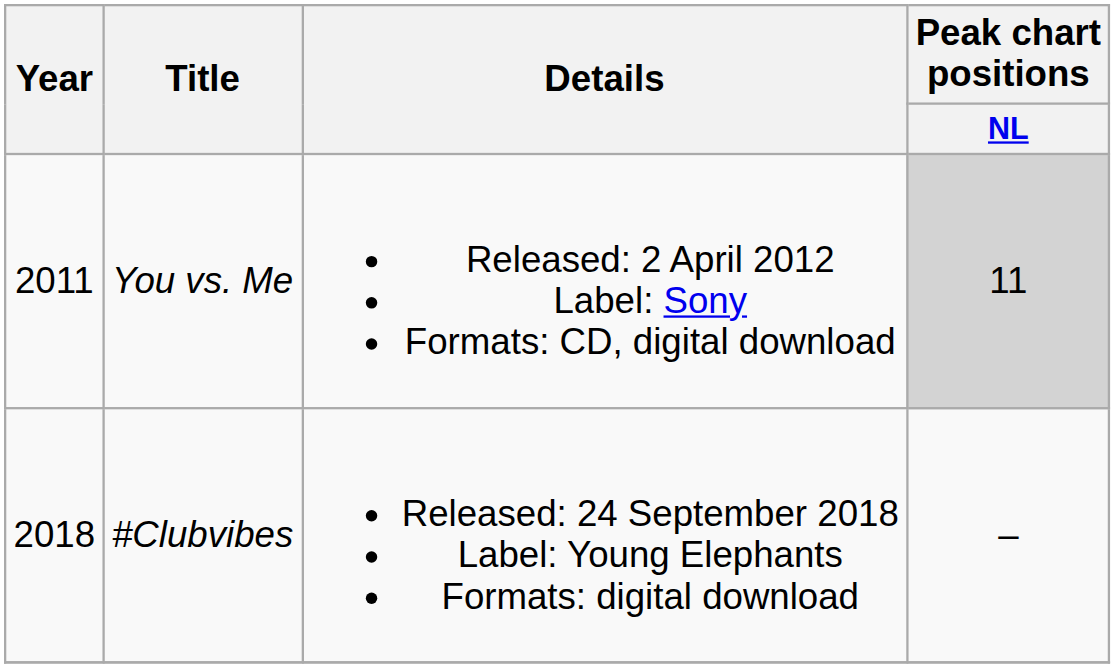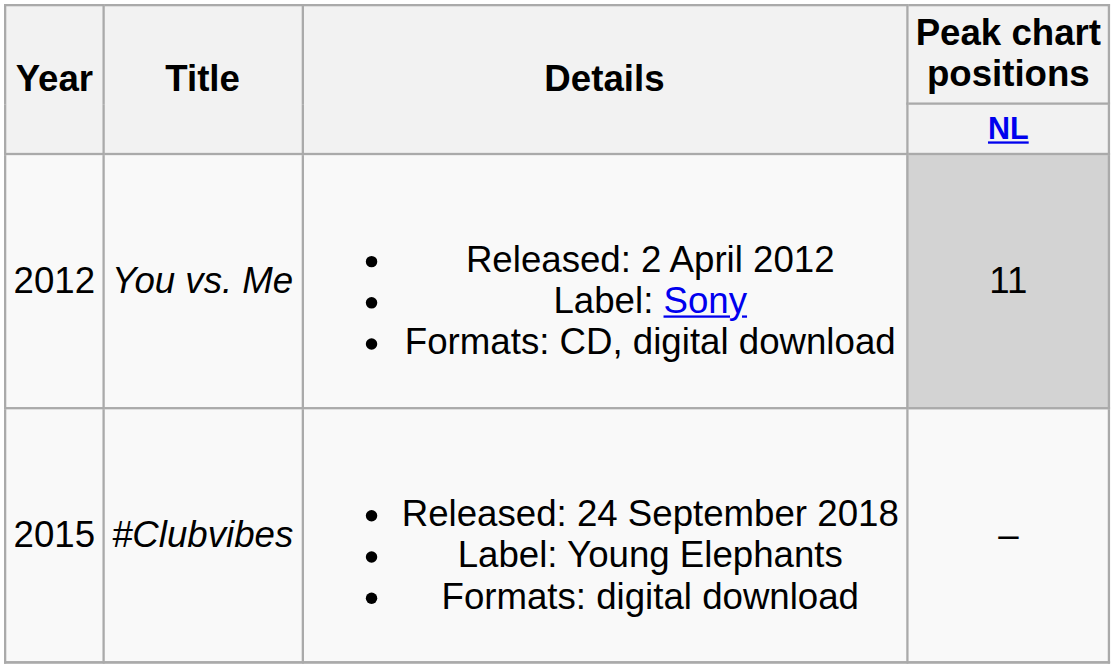(54, 280) 2011 -> (54, 280) 2012
(54, 535) 2018 -> (54, 535) 2015
